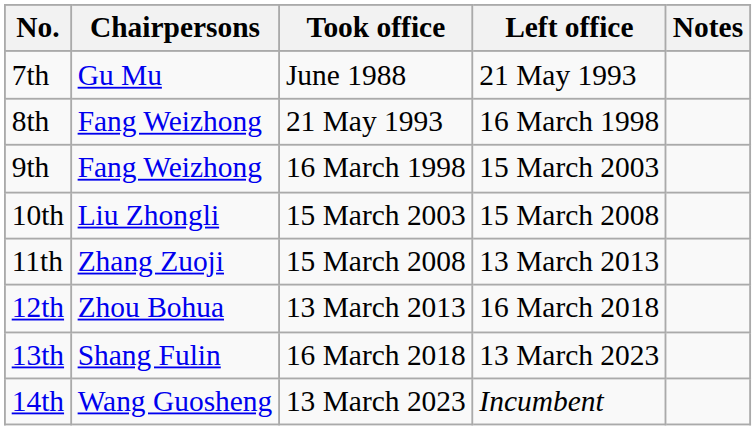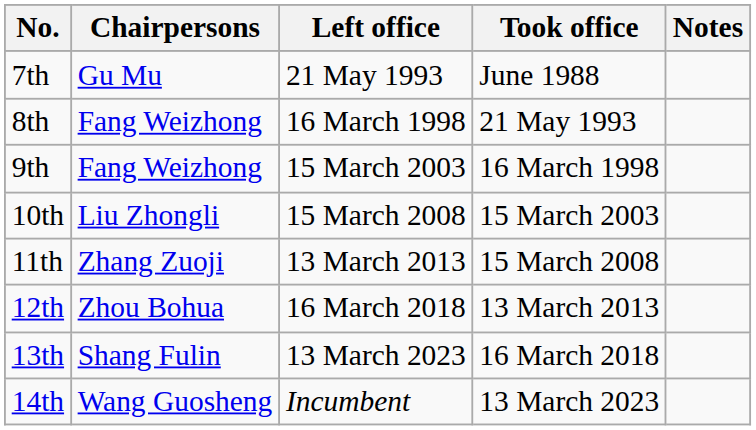columns swapped: (376, 27) <-> (569, 27)
